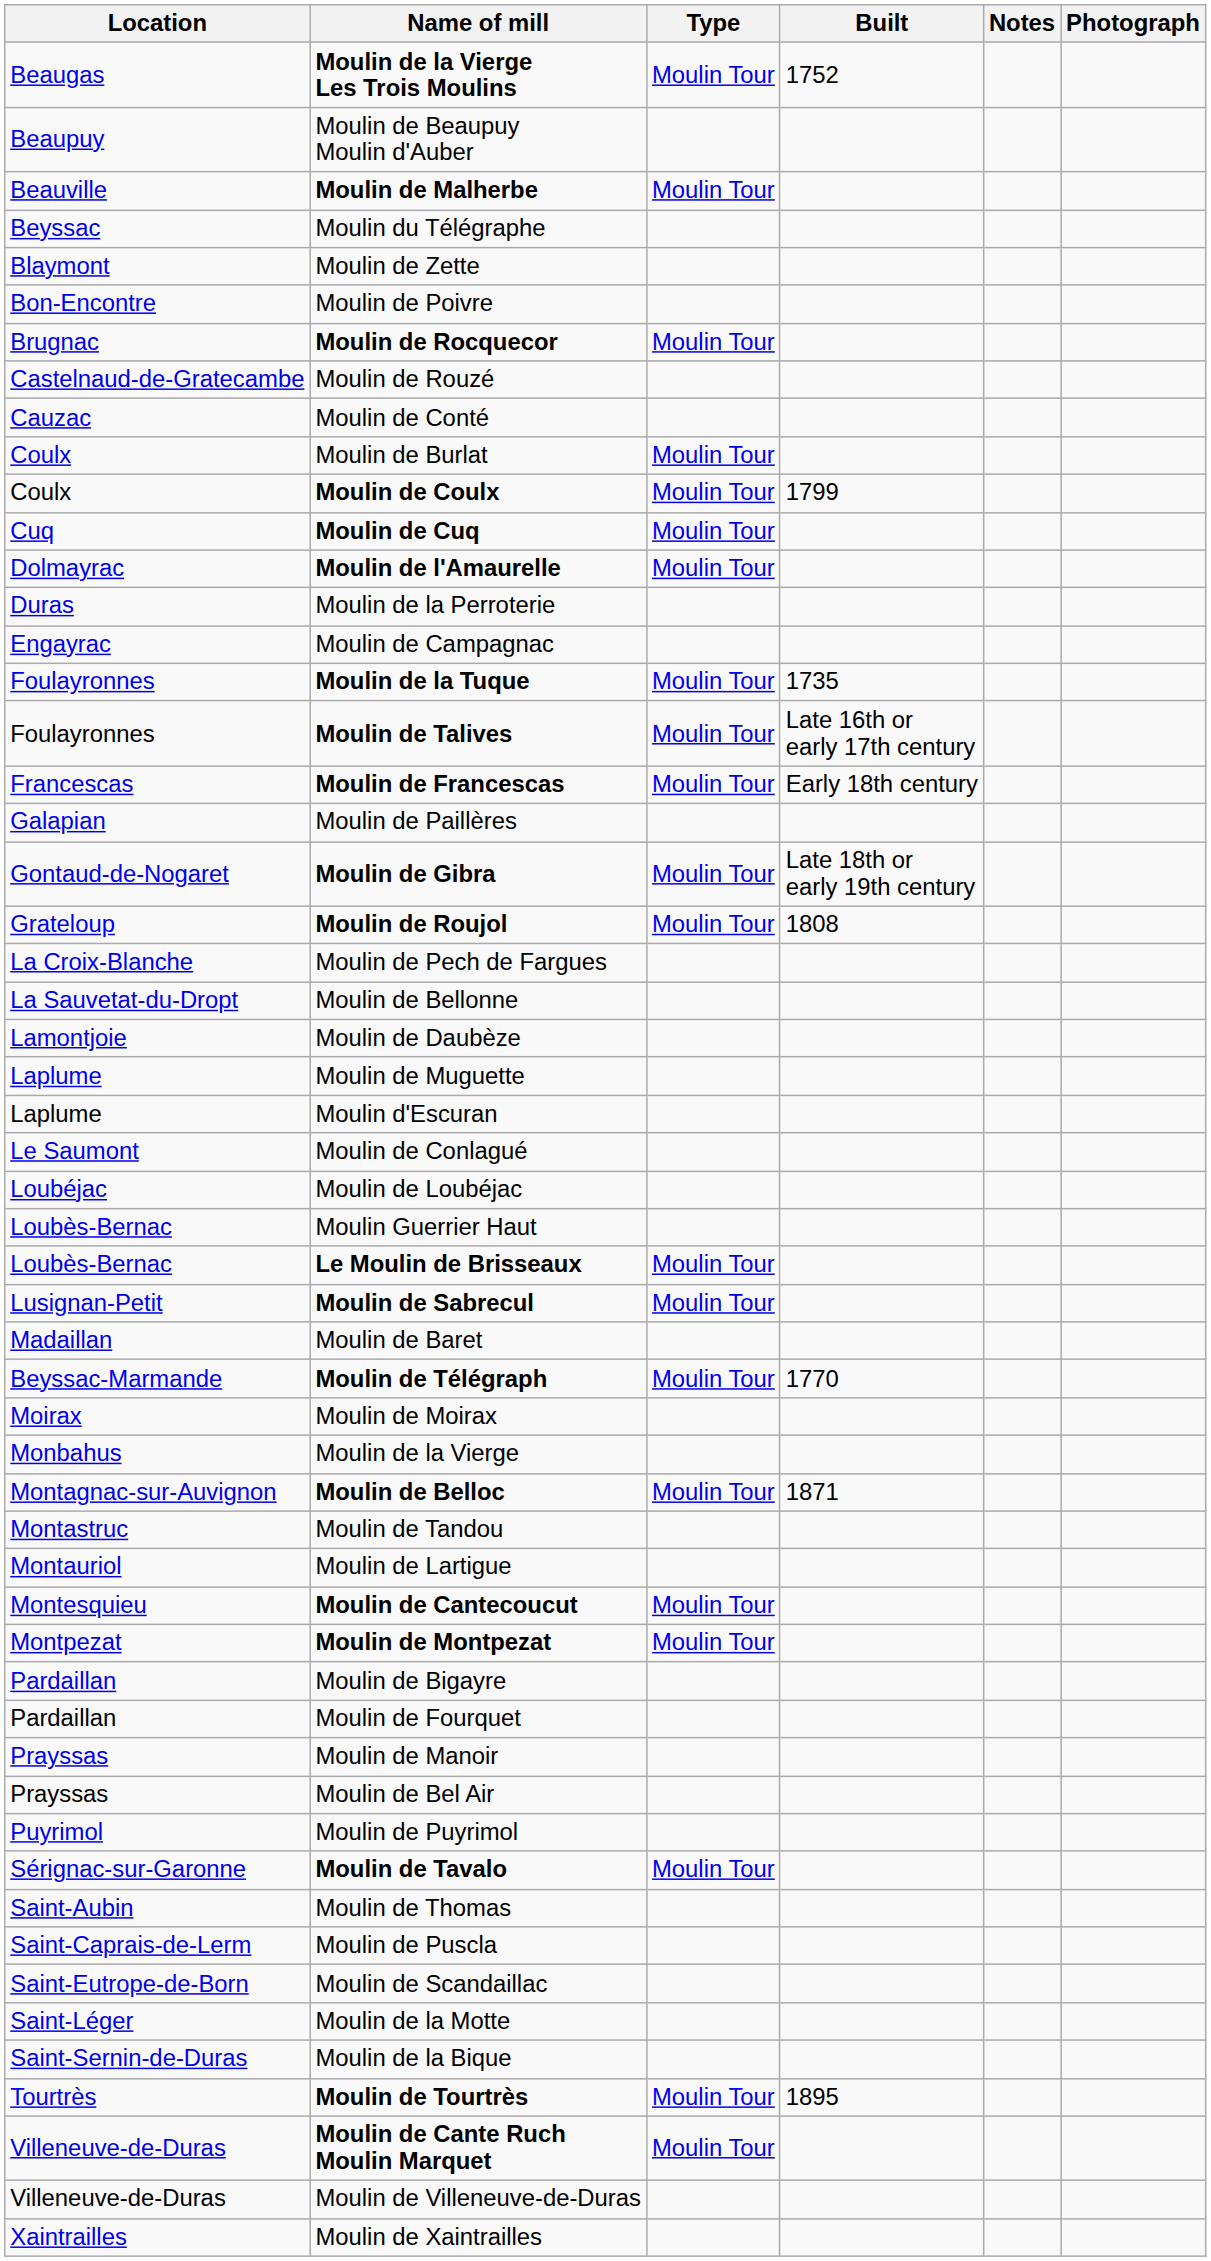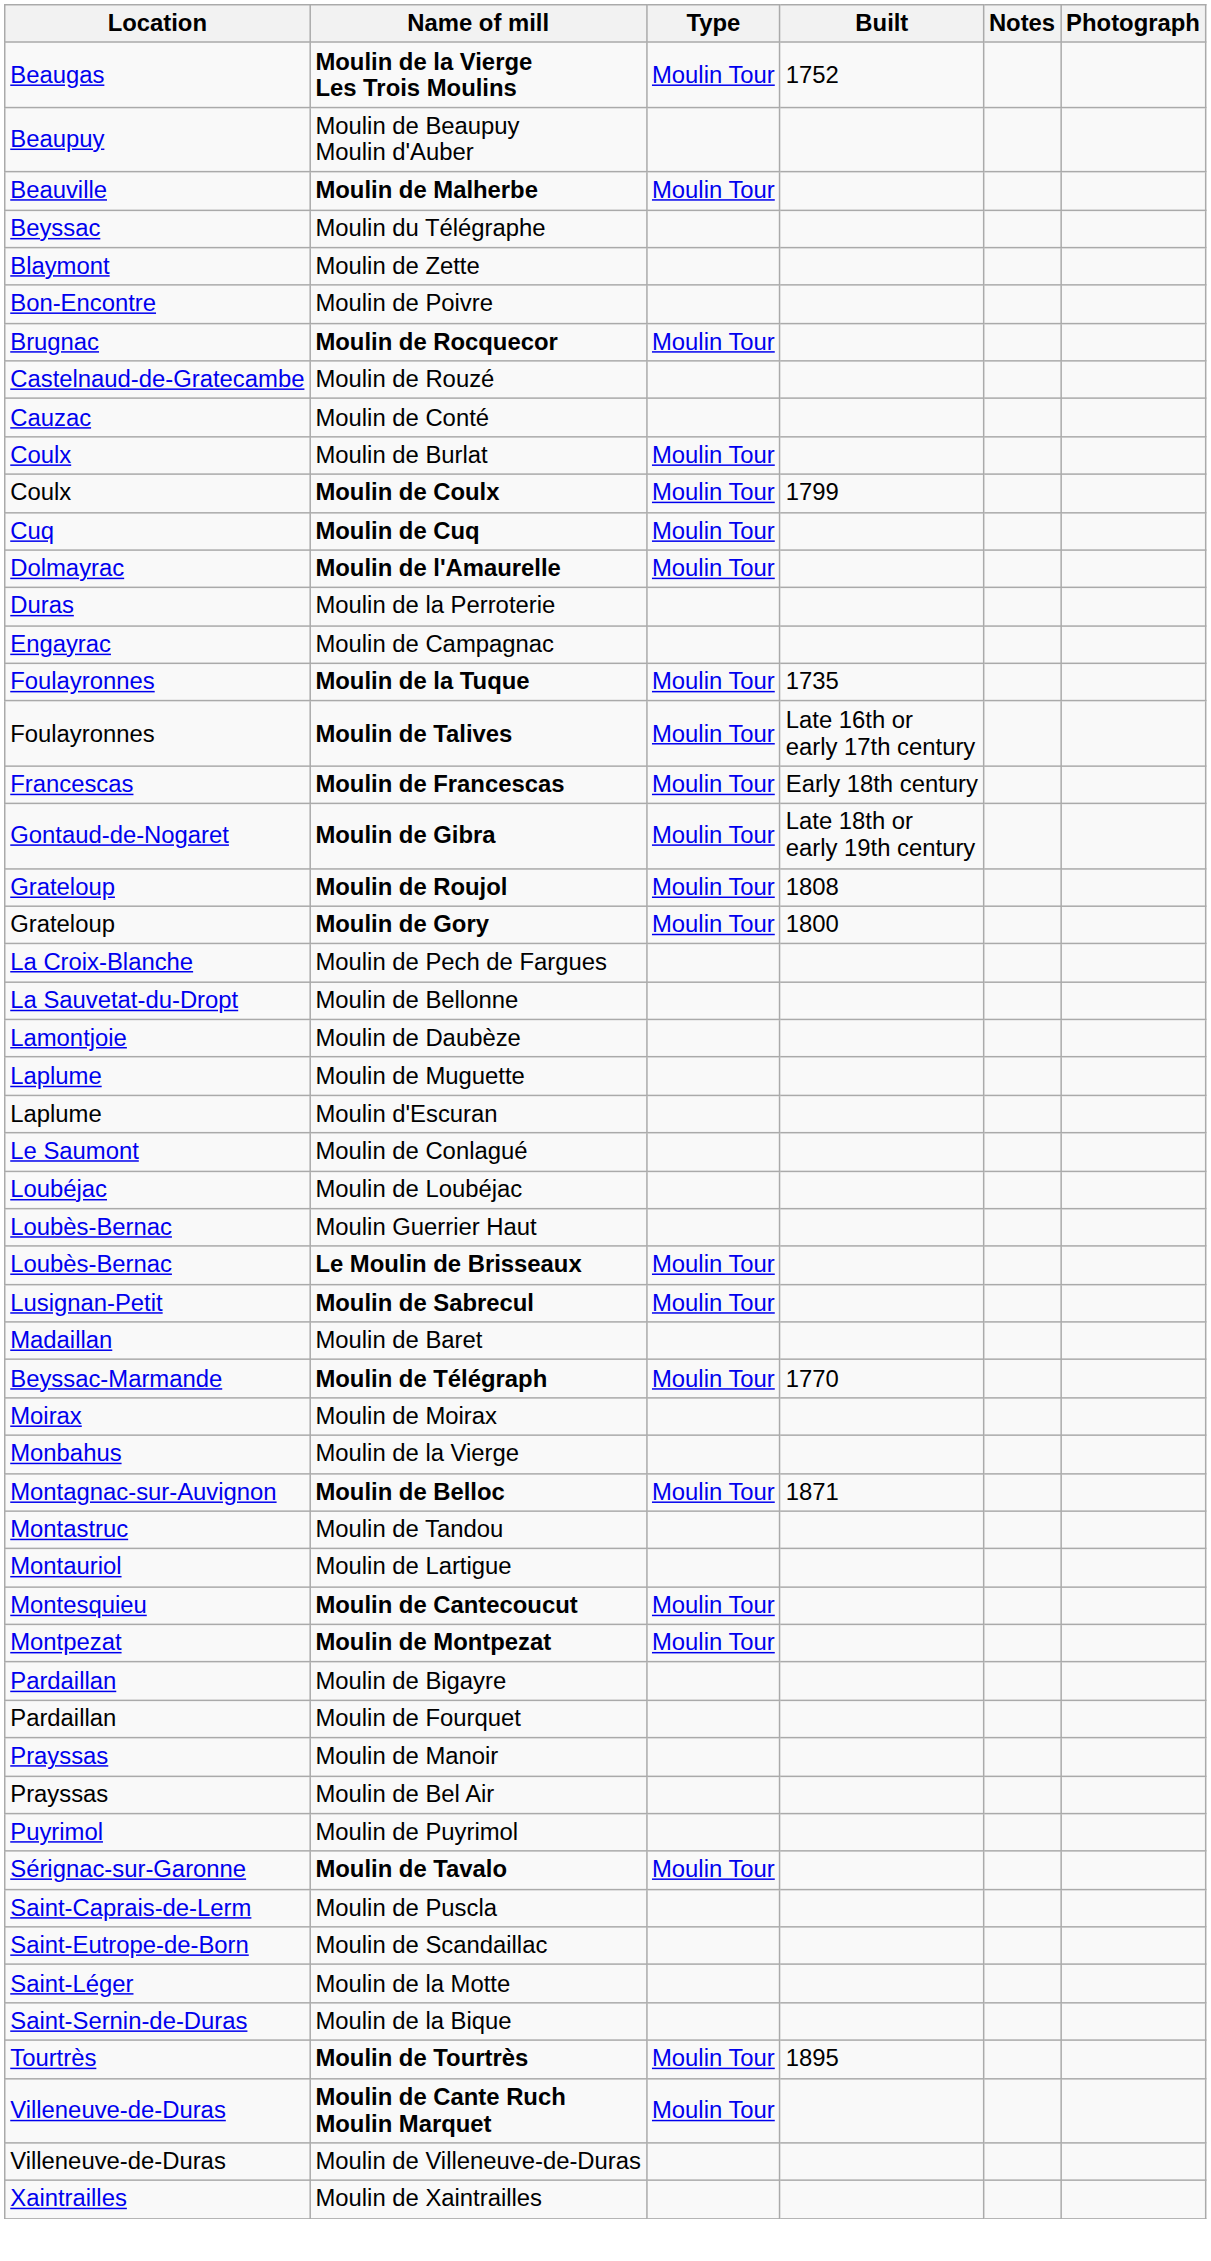- row: (416, 822)
+ row: (402, 924)
- row: (413, 1907)
